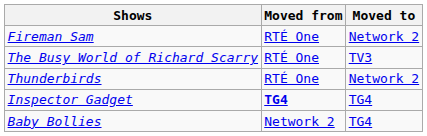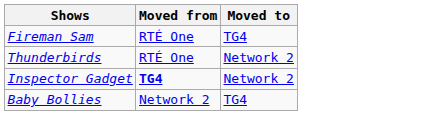(384, 36) Network 2 -> (235, 36) TG4
- row: (133, 57)
(360, 100) TG4 -> (259, 79) Network 2
